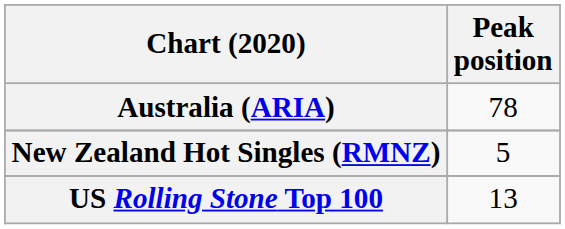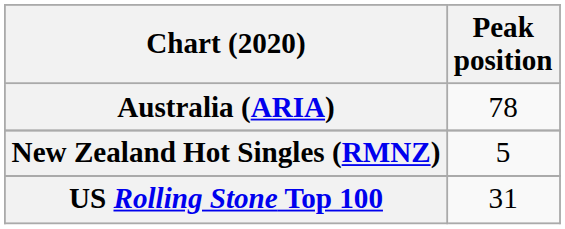(503, 198) 13 -> (503, 198) 31
